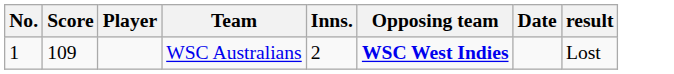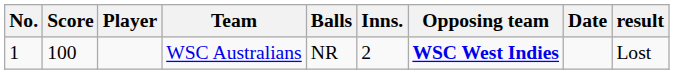+ column: (332, 20)
(62, 53) 109 -> (62, 53) 100
